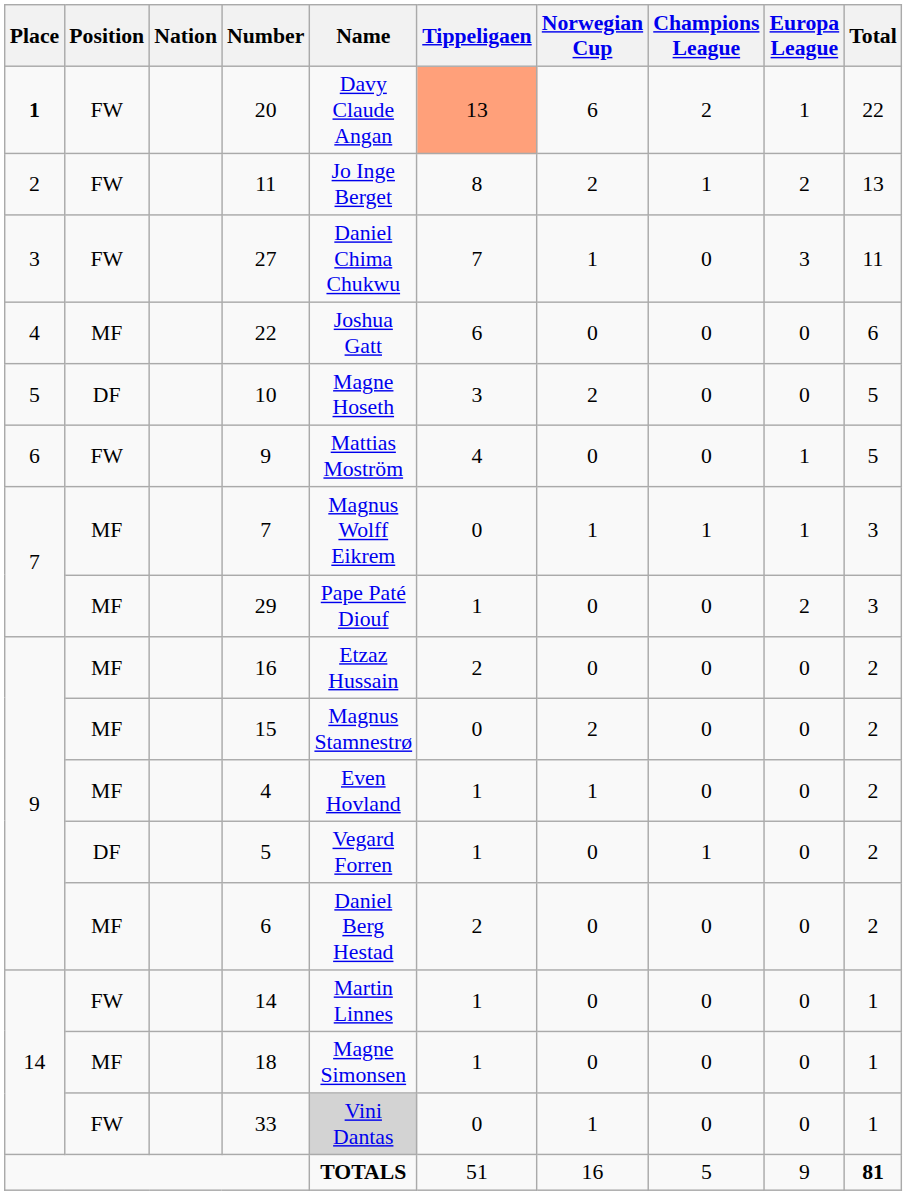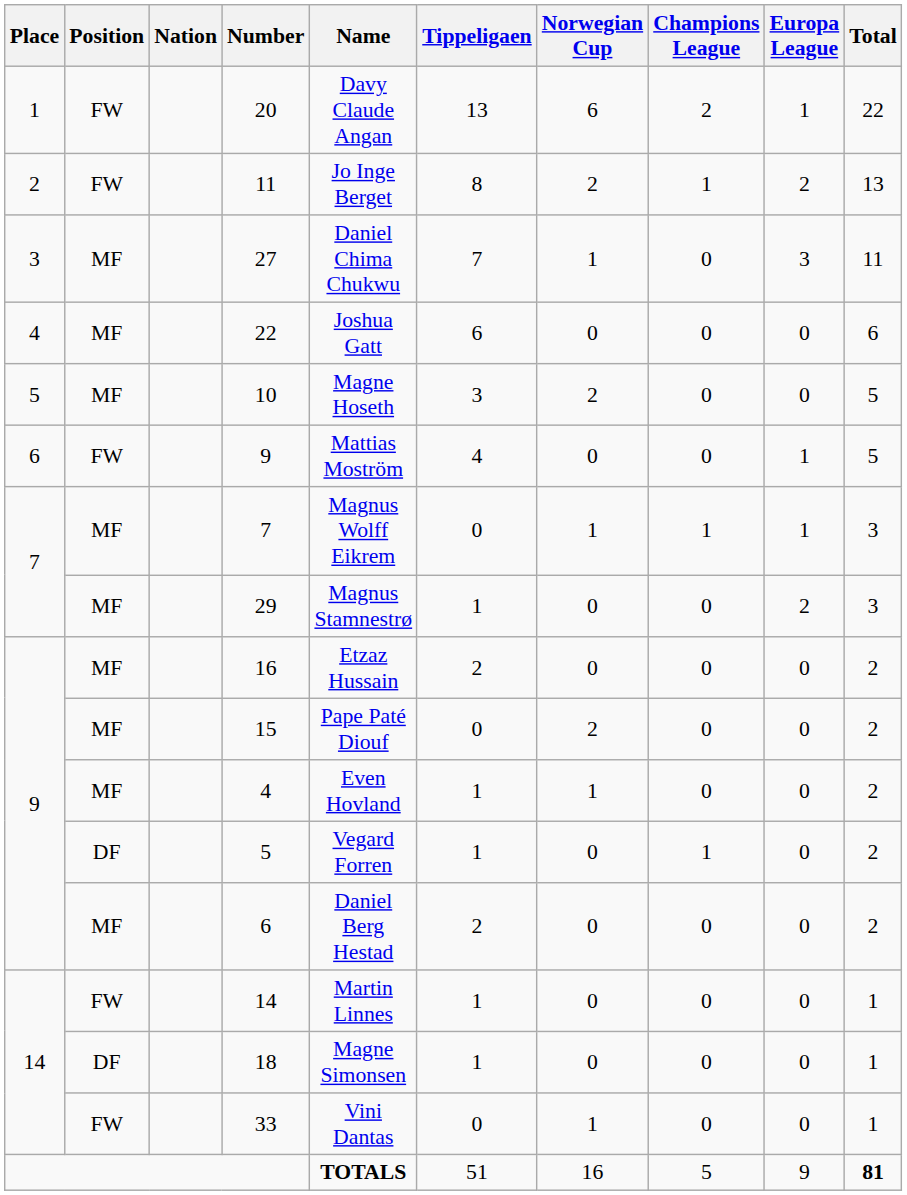(34, 109) bold -> (34, 109) normal
(477, 109) lightsalmon background -> (477, 109) no background
(107, 258) FW -> (107, 258) MF
(107, 394) DF -> (107, 394) MF
(363, 605) Pape Paté Diouf -> (363, 605) Magnus Stamnestrø
(363, 728) Magnus Stamnestrø -> (363, 728) Pape Paté Diouf
(107, 1062) MF -> (107, 1062) DF
(363, 1123) lightgrey background -> (363, 1123) no background
